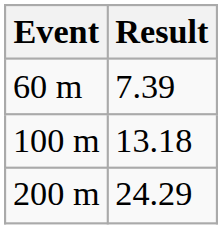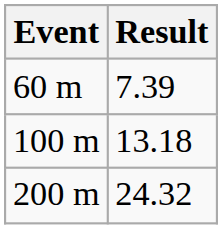(154, 194) 24.29 -> (154, 194) 24.32
